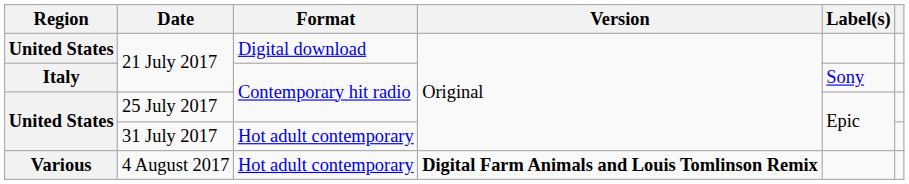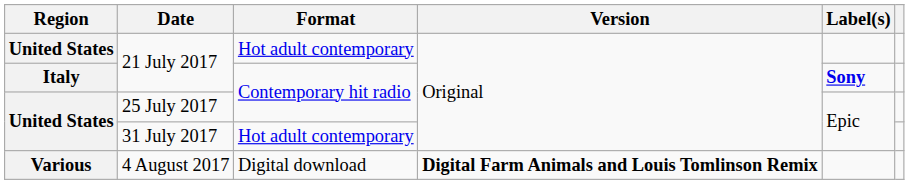(302, 48) Digital download -> (326, 48) Hot adult contemporary
(845, 77) normal -> (846, 77) bold
(326, 164) Hot adult contemporary -> (302, 164) Digital download
